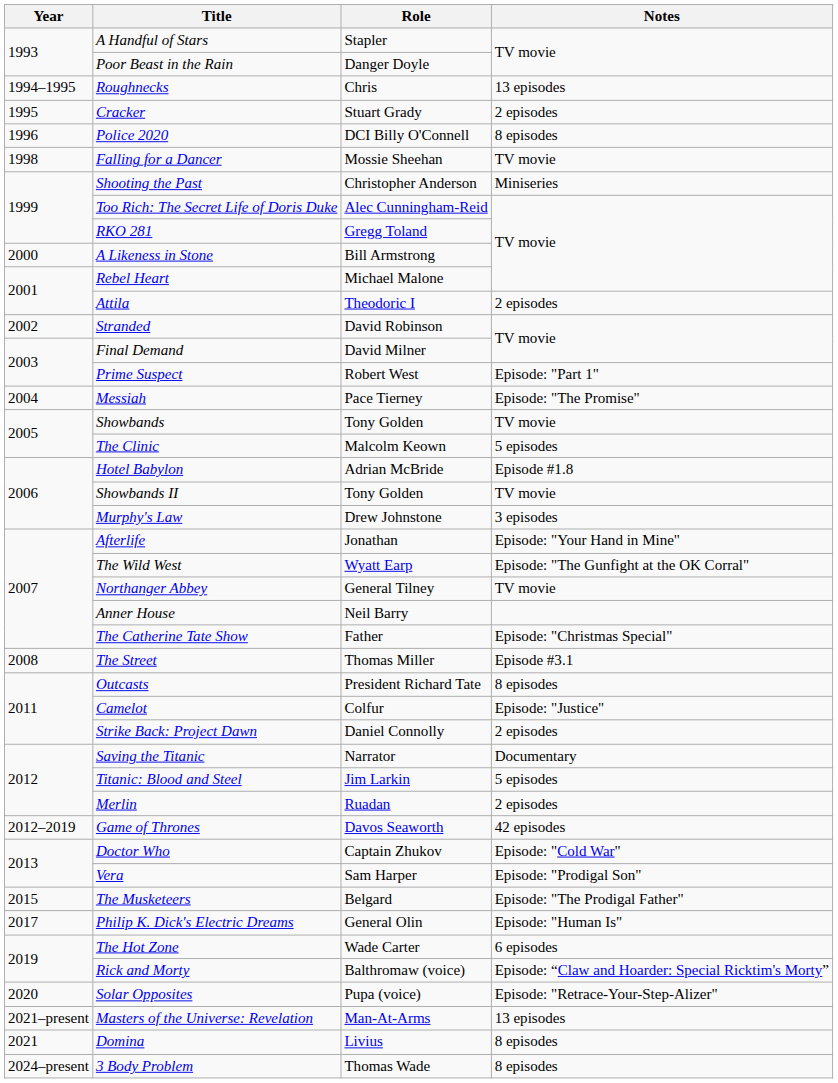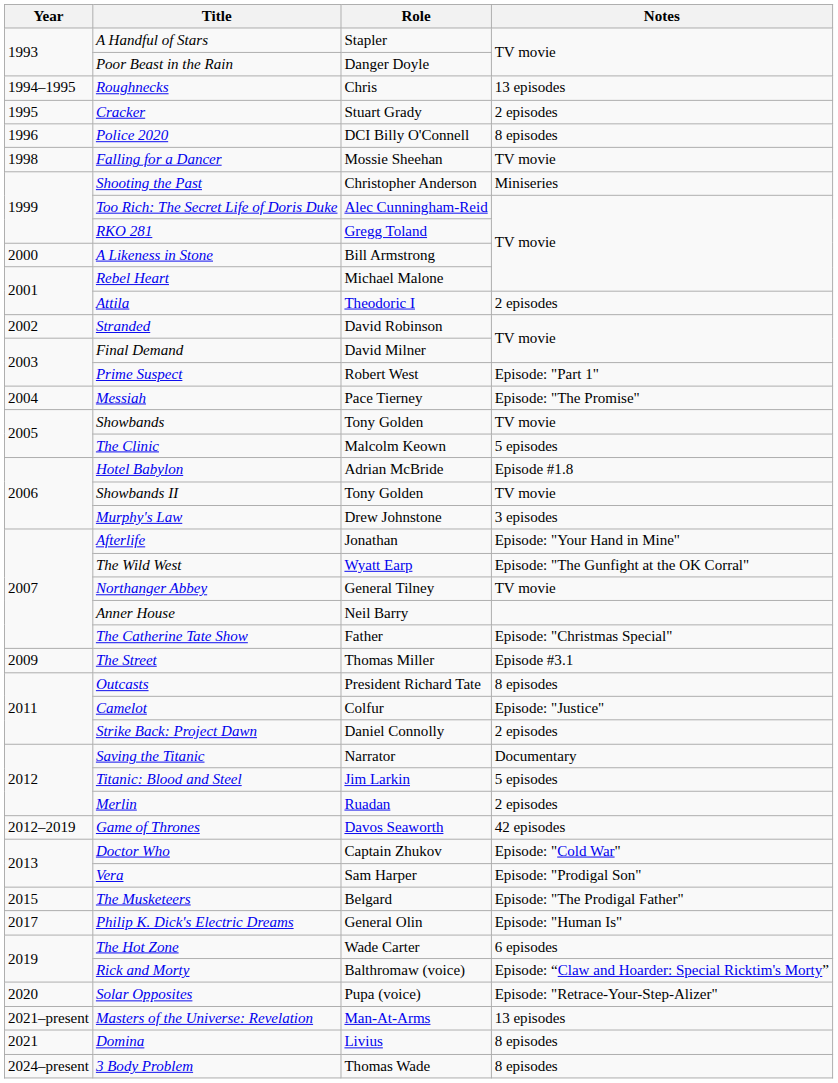(23, 660) 2008 -> (23, 660) 2009
